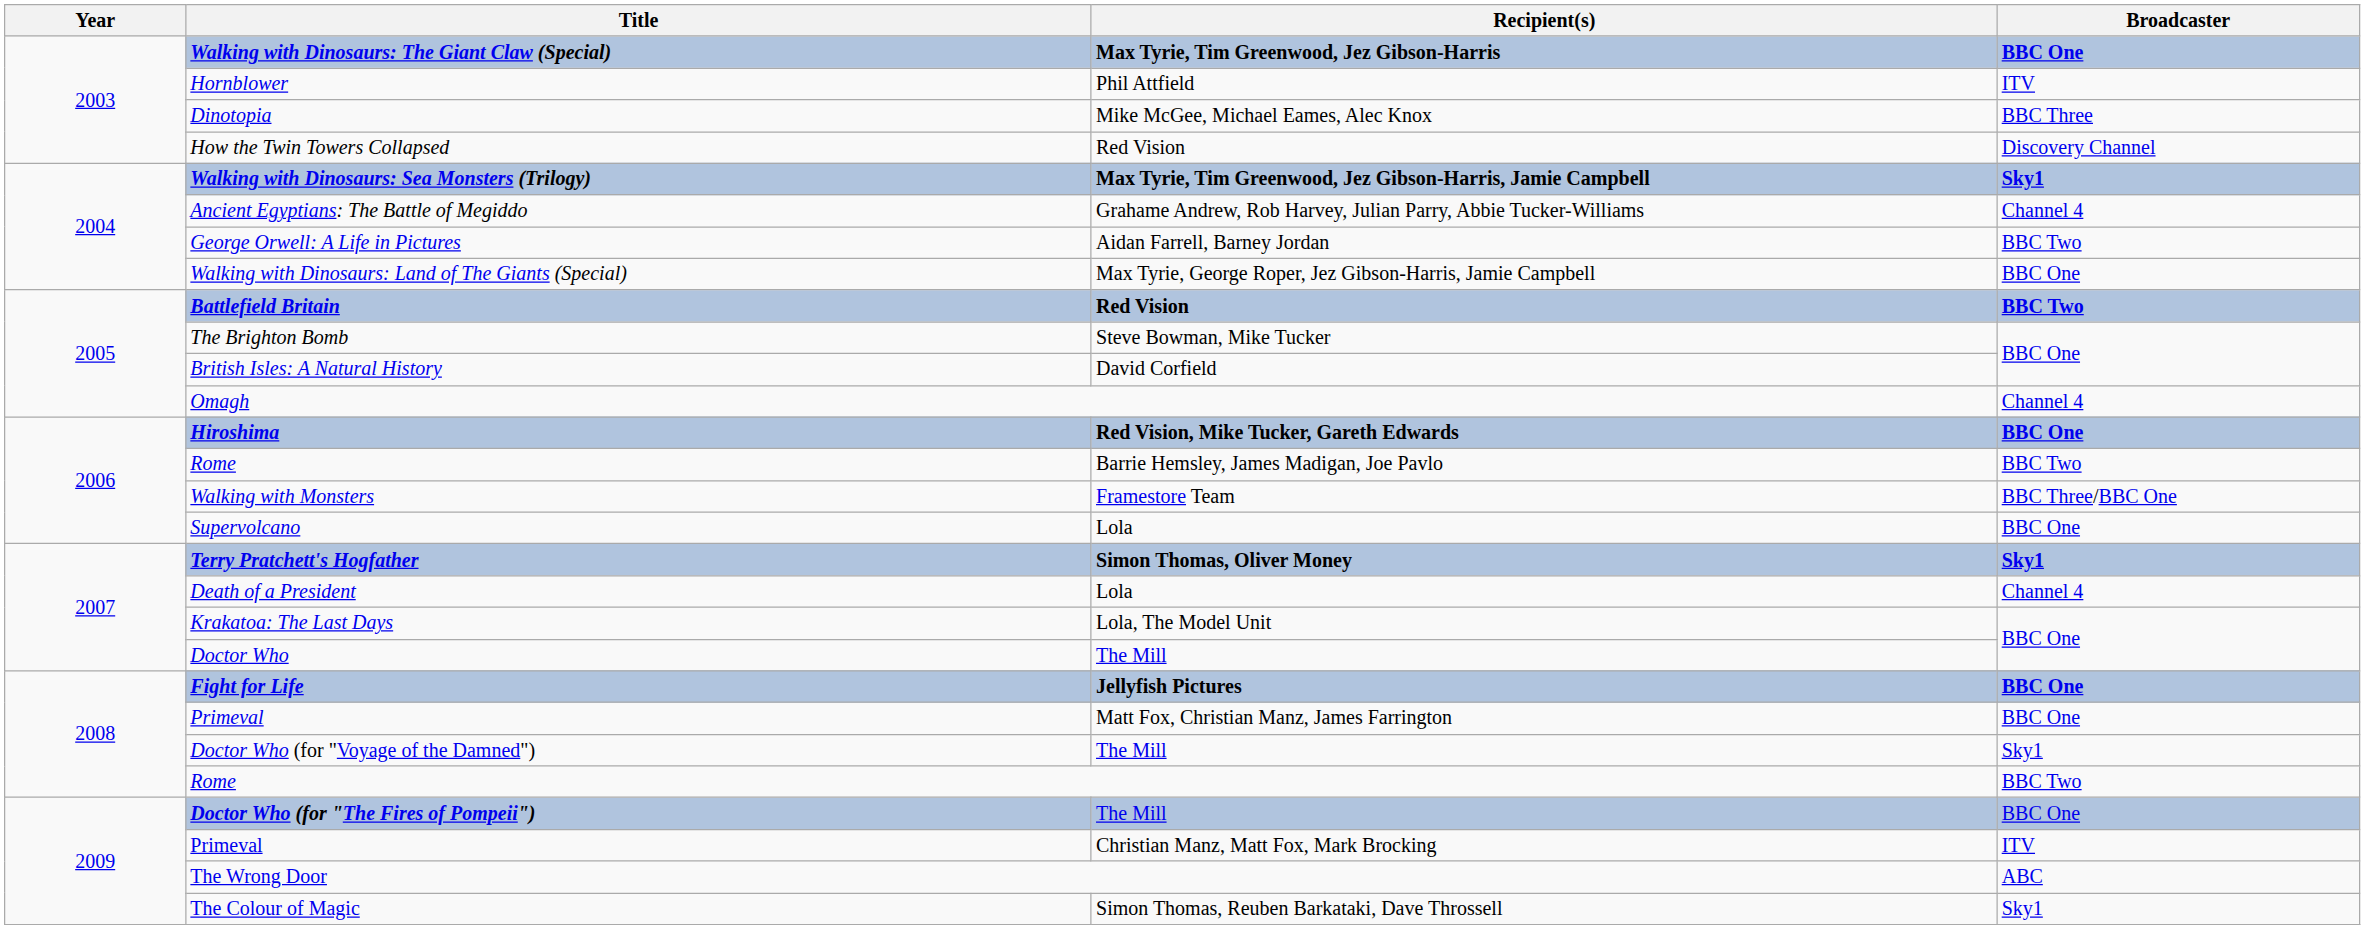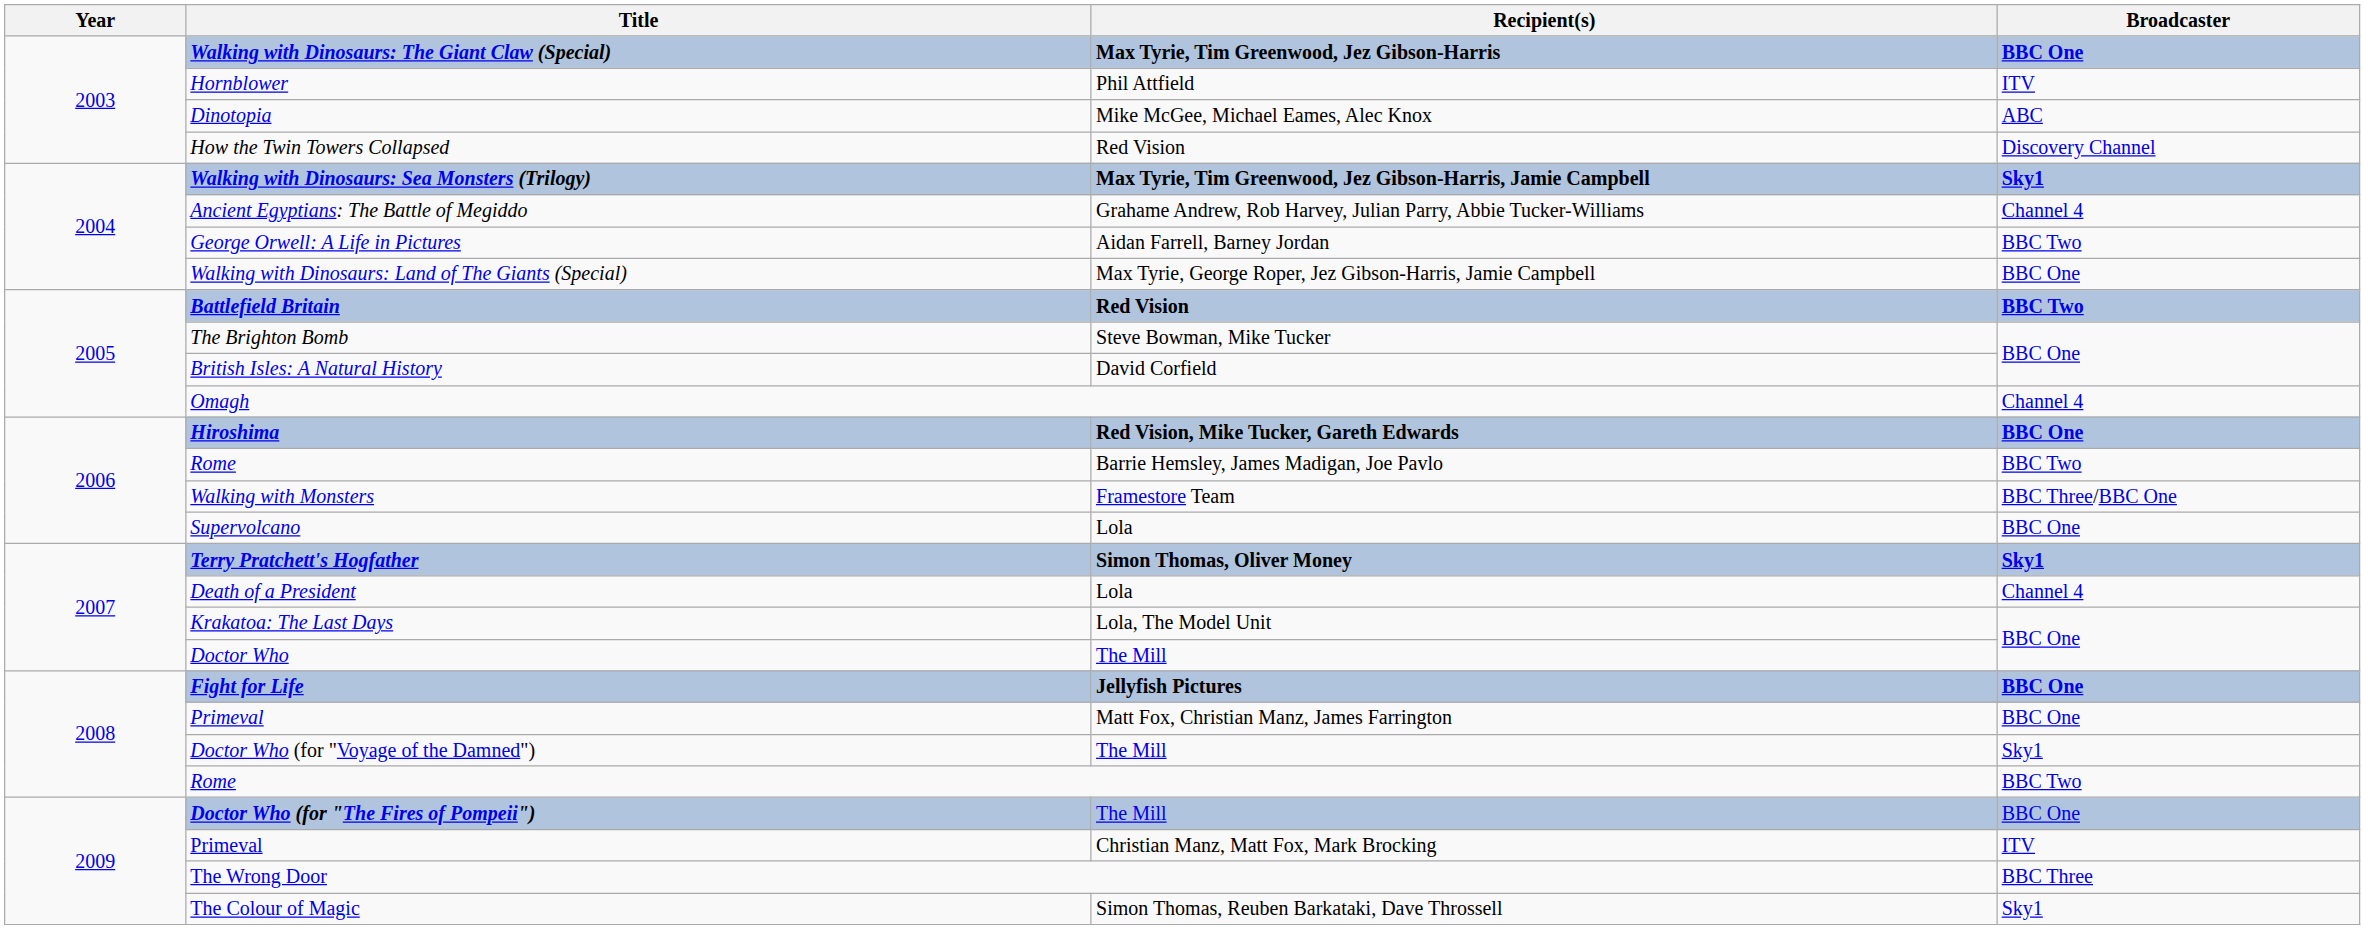(2047, 115) BBC Three -> (2022, 115) ABC
(2022, 876) ABC -> (2047, 876) BBC Three
